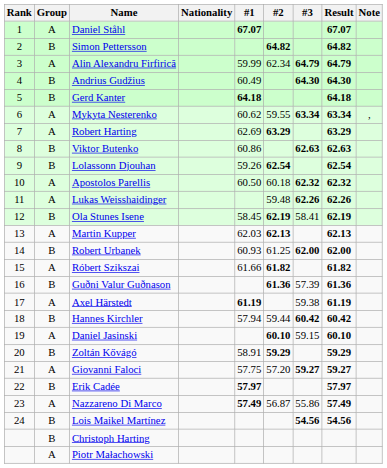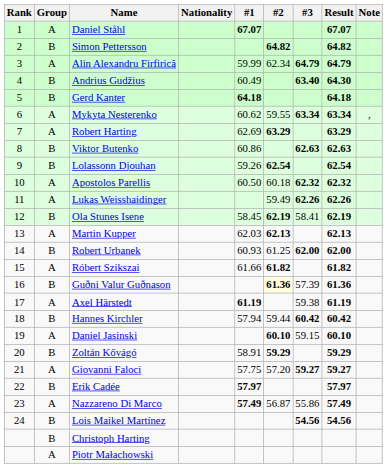(307, 81) 64.30 -> (307, 81) 63.40
(278, 200) 59.48 -> (278, 200) 59.49
(278, 285) no background -> (278, 285) lightyellow background
